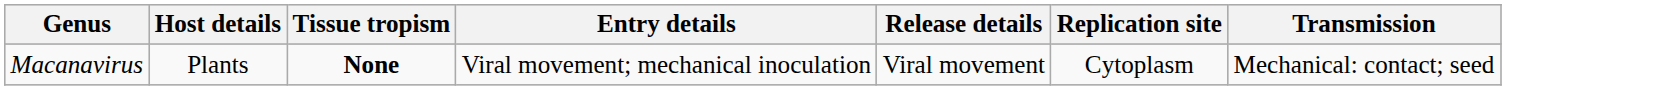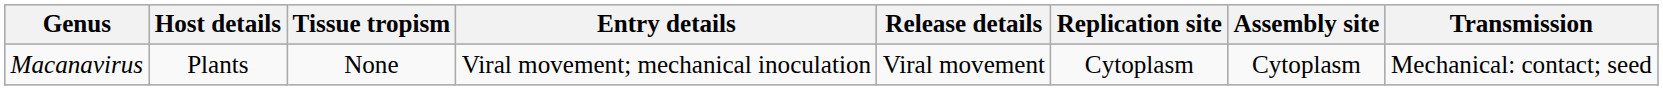+ column: (1306, 24)
(371, 64) bold -> (371, 64) normal
